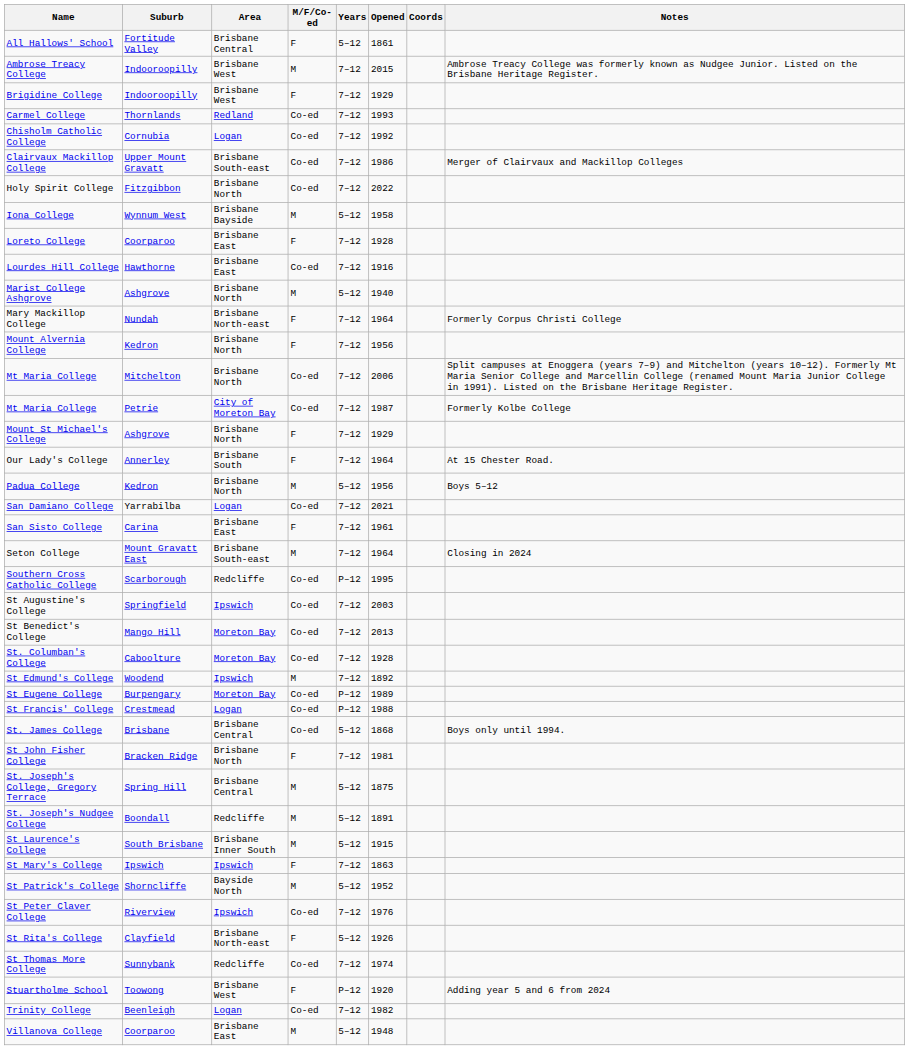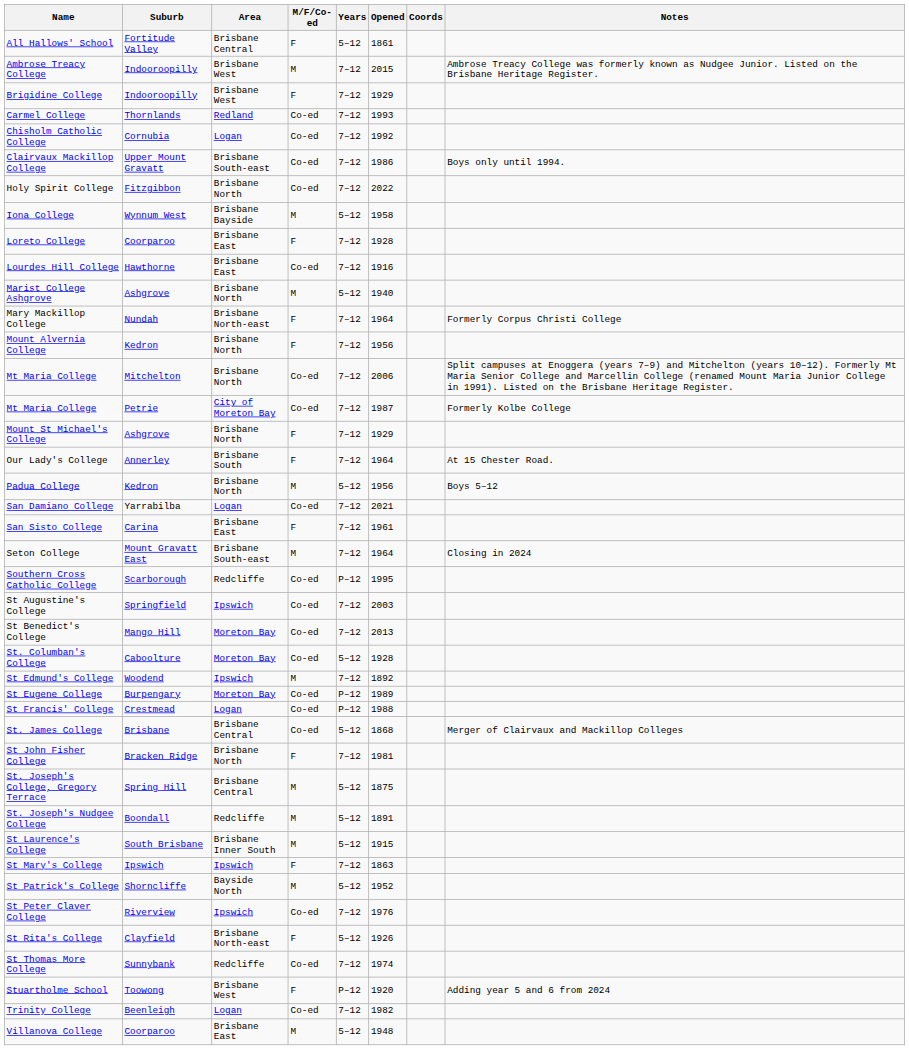(565, 163) Merger of Clairvaux and Mackillop Colleges -> (506, 163) Boys only until 1994.
(350, 658) 7–12 -> (350, 658) 5–12
(506, 730) Boys only until 1994. -> (565, 730) Merger of Clairvaux and Mackillop Colleges
